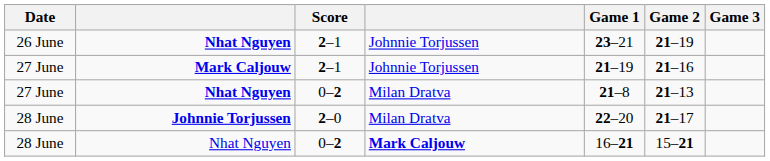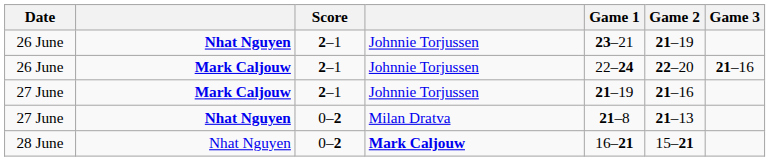+ row: (40, 67)
- row: (40, 118)
